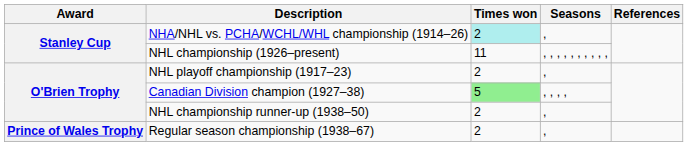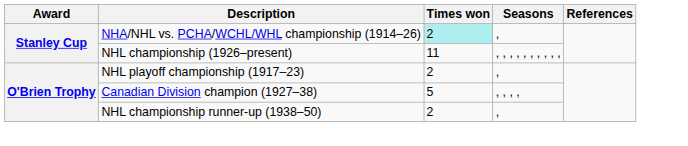(477, 92) lightgreen background -> (430, 92) no background
- row: (261, 131)
